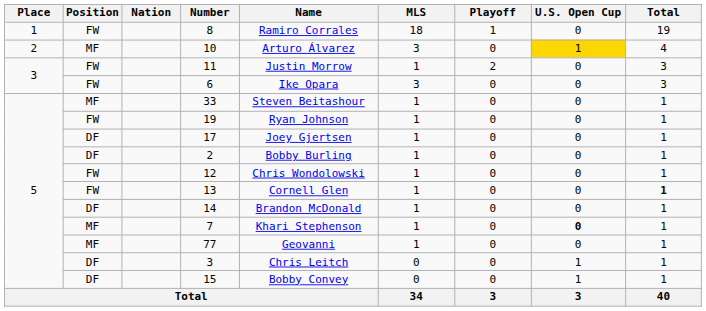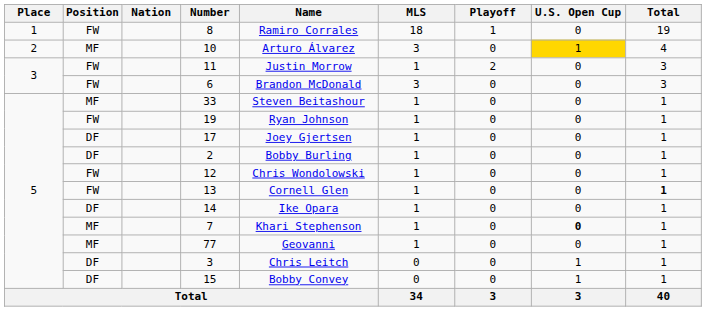(309, 85) Ike Opara -> (309, 85) Brandon McDonald
(309, 209) Brandon McDonald -> (309, 209) Ike Opara
